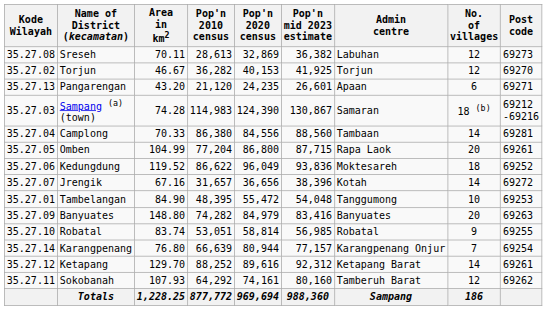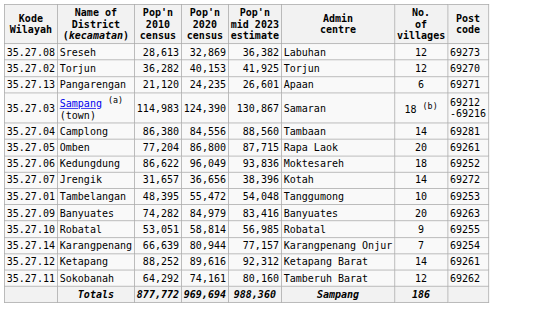- column: (161, 25)
